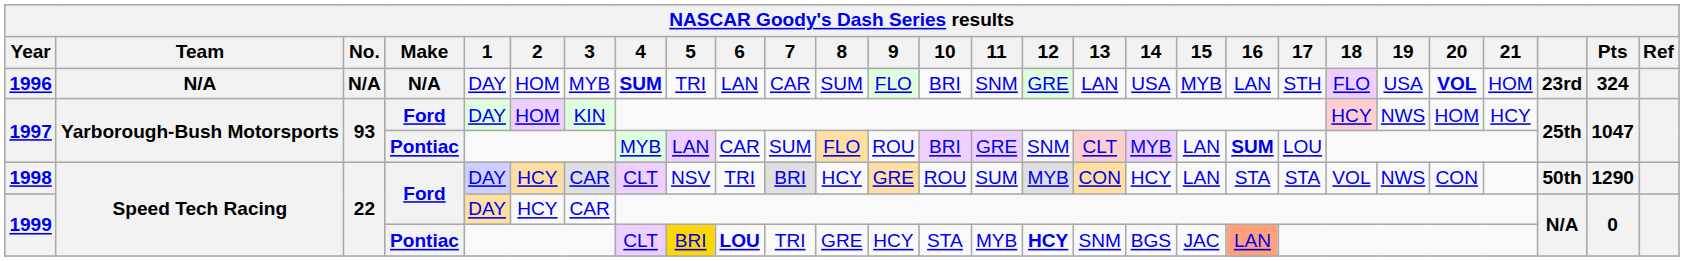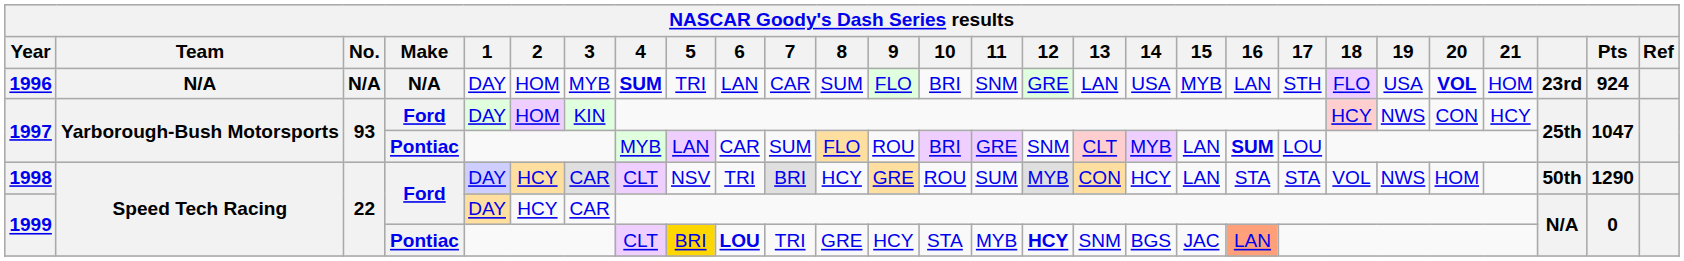(1613, 83) 324 -> (1613, 83) 924
(1457, 115) HOM -> (1457, 115) CON
(1457, 178) CON -> (1457, 178) HOM
